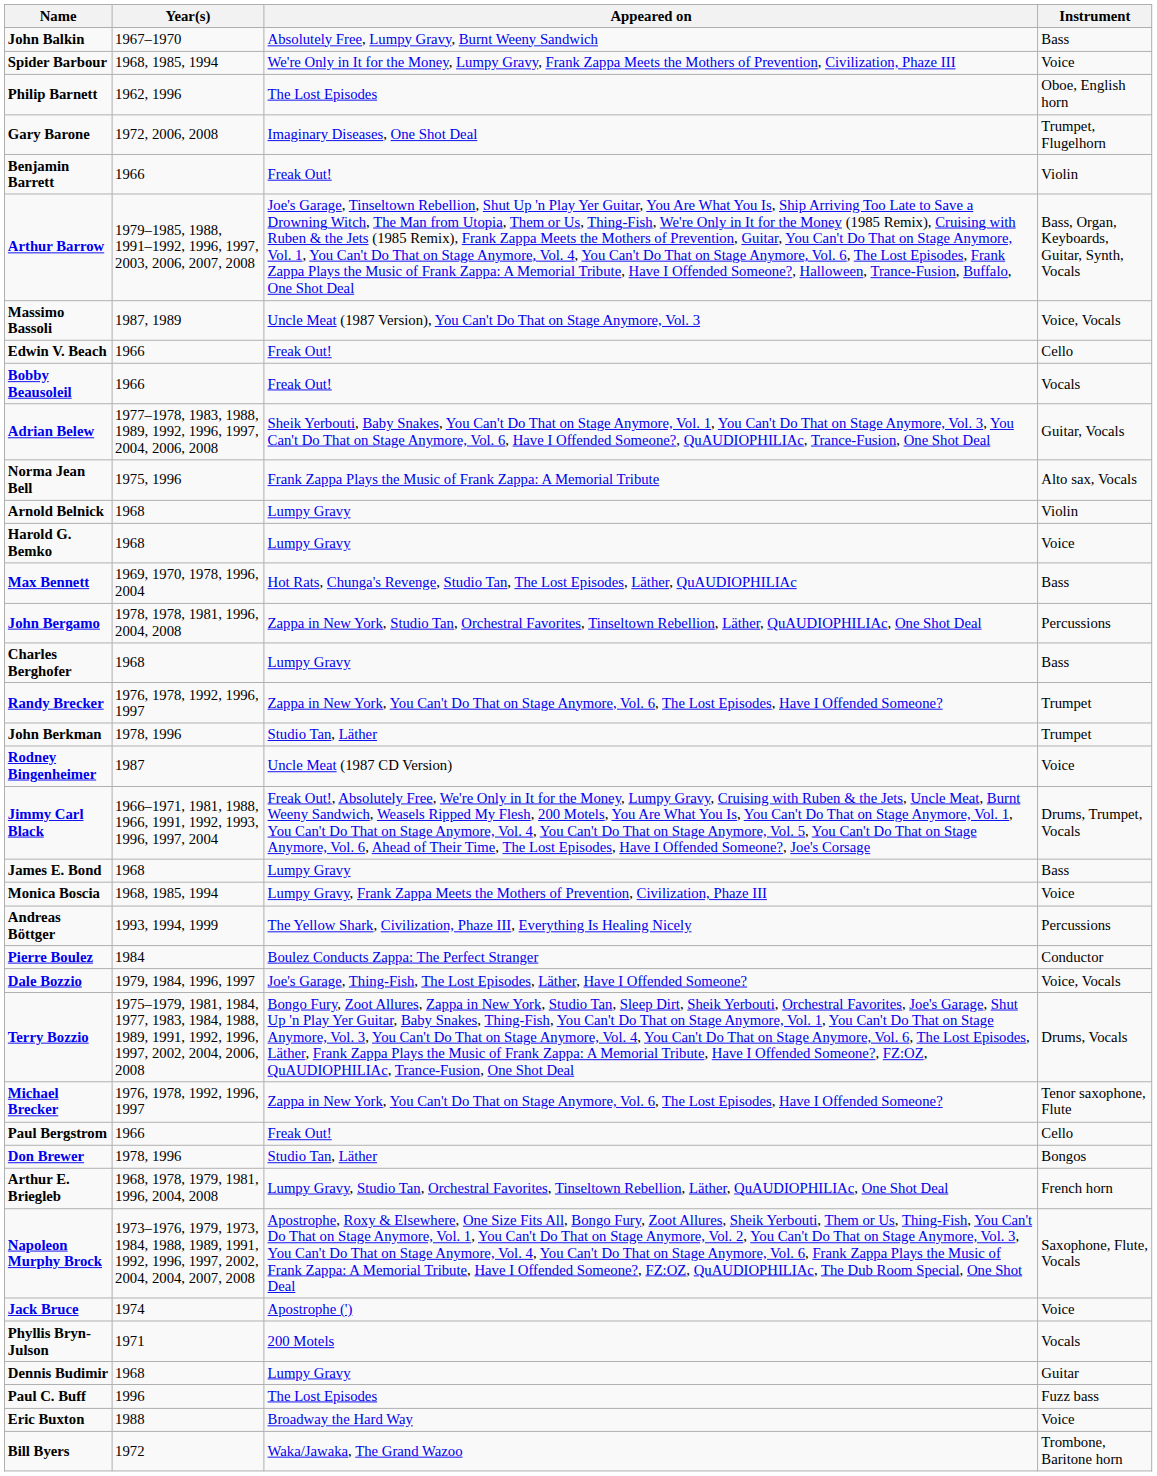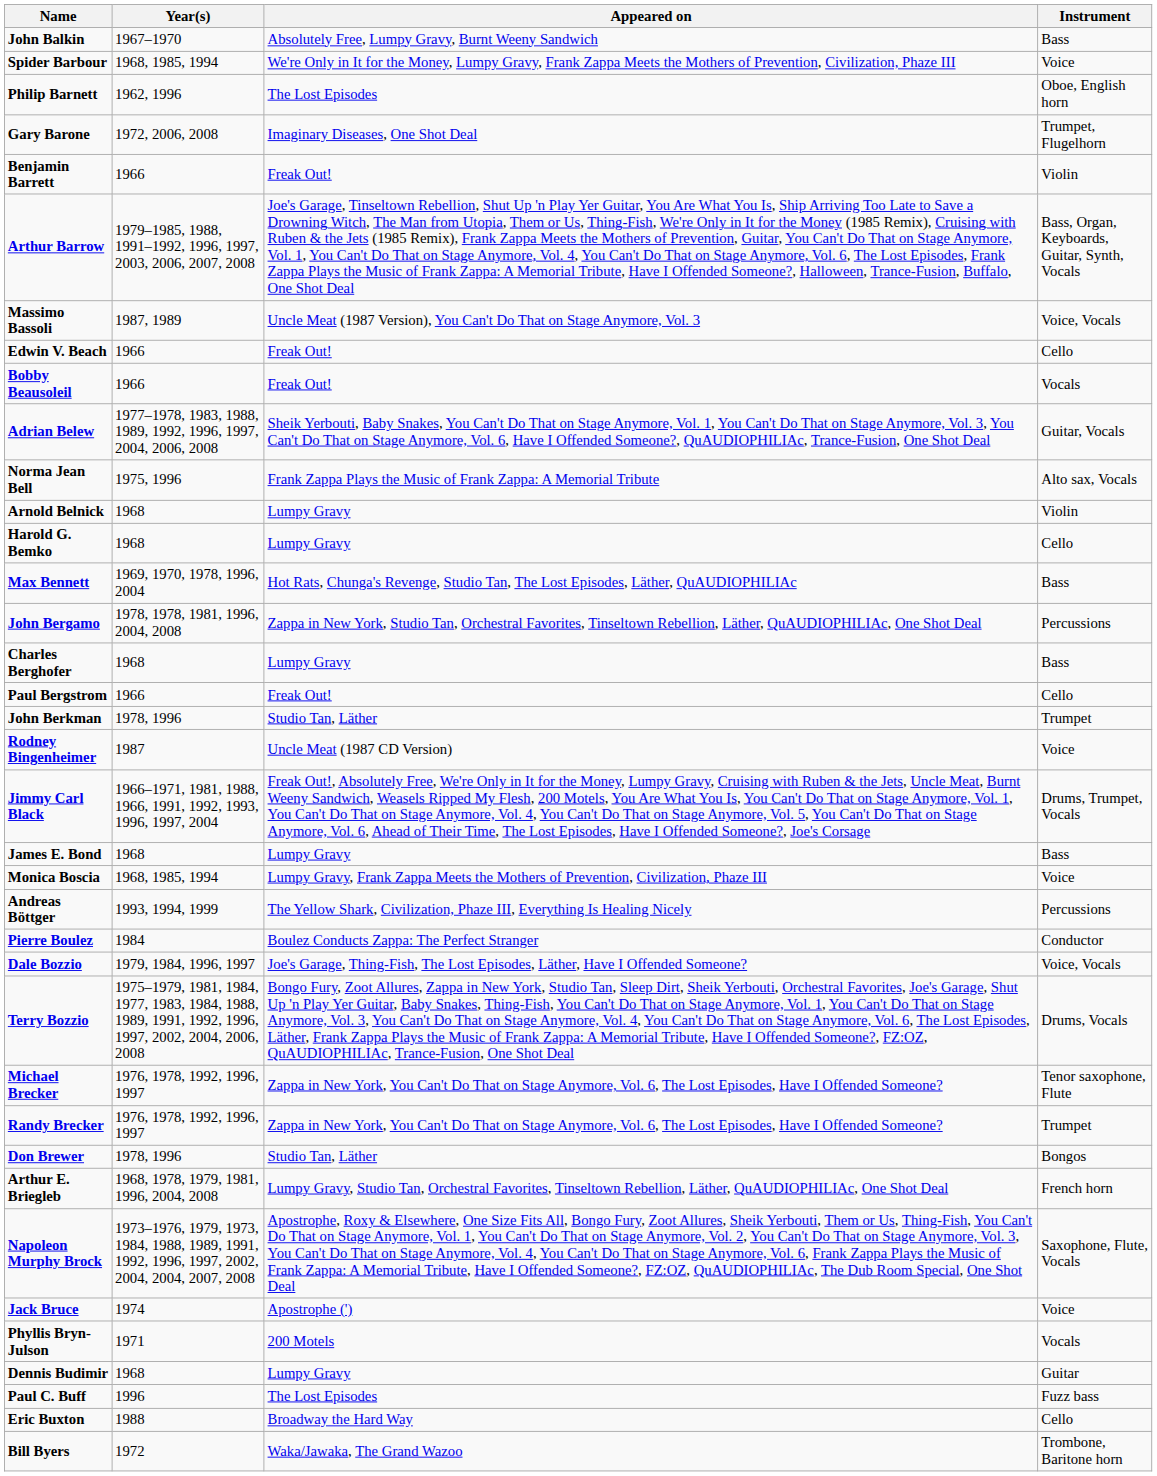(1058, 543) Voice -> (1057, 543) Cello
rows swapped: (57, 1133) <-> (56, 702)
(1058, 1419) Voice -> (1057, 1419) Cello
